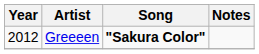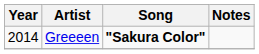(23, 37) 2012 -> (23, 37) 2014
